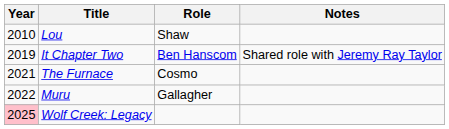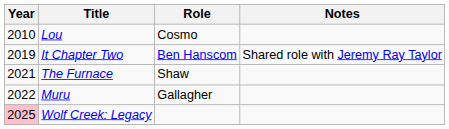(173, 34) Shaw -> (177, 34) Cosmo
(177, 74) Cosmo -> (173, 74) Shaw
